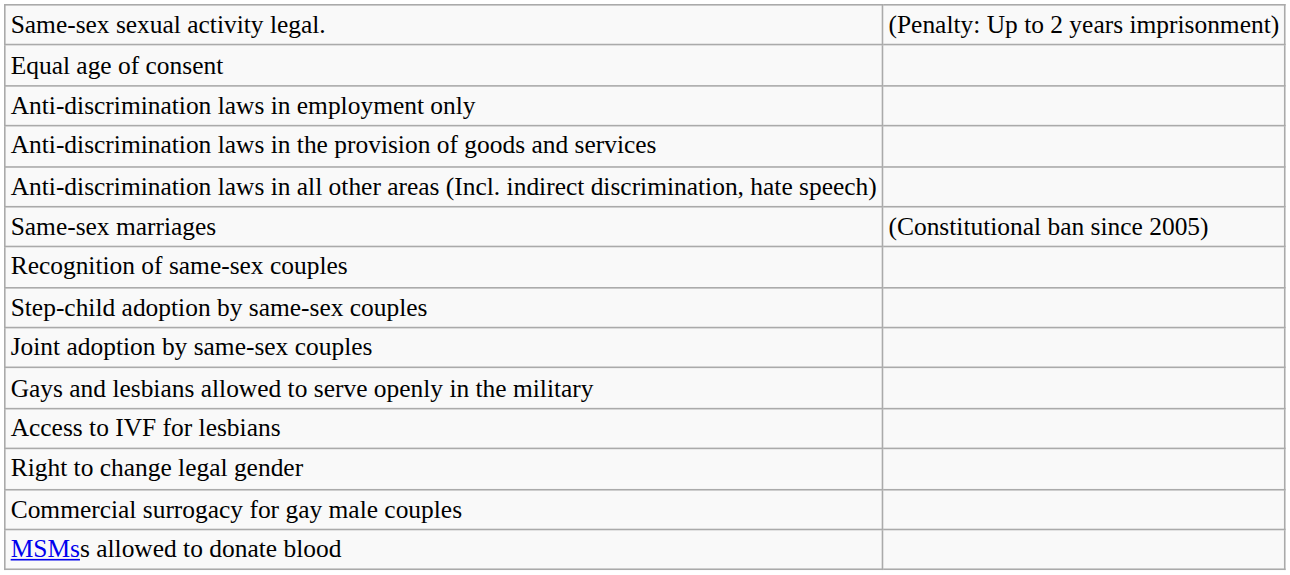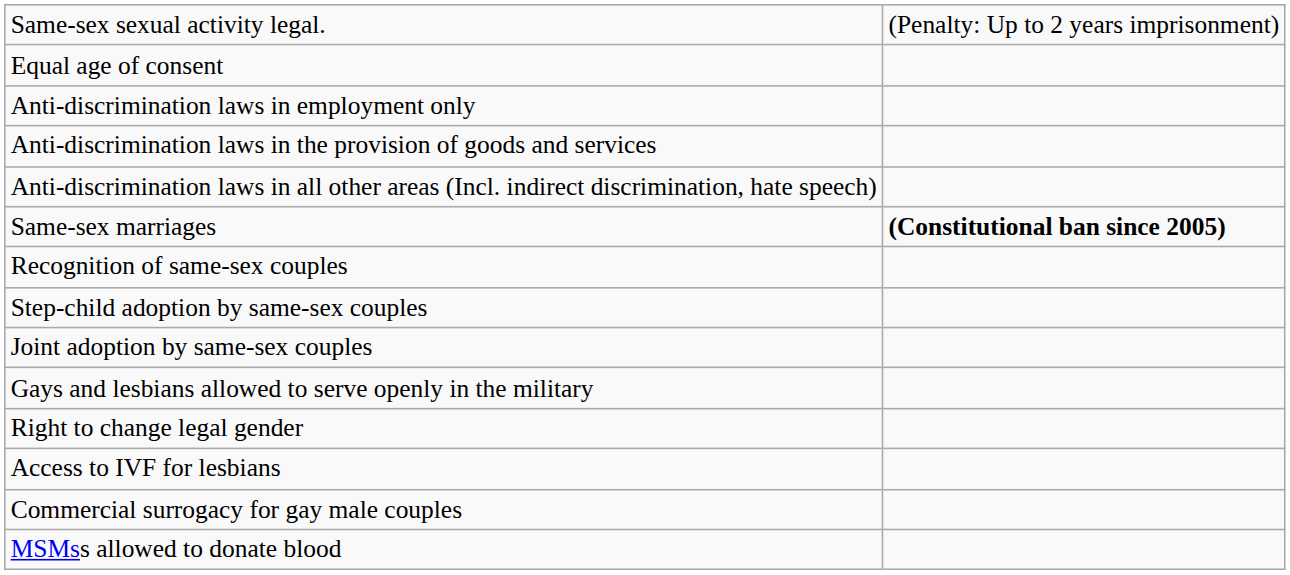(1049, 226) normal -> (1057, 226) bold
rows swapped: (157, 468) <-> (146, 428)
